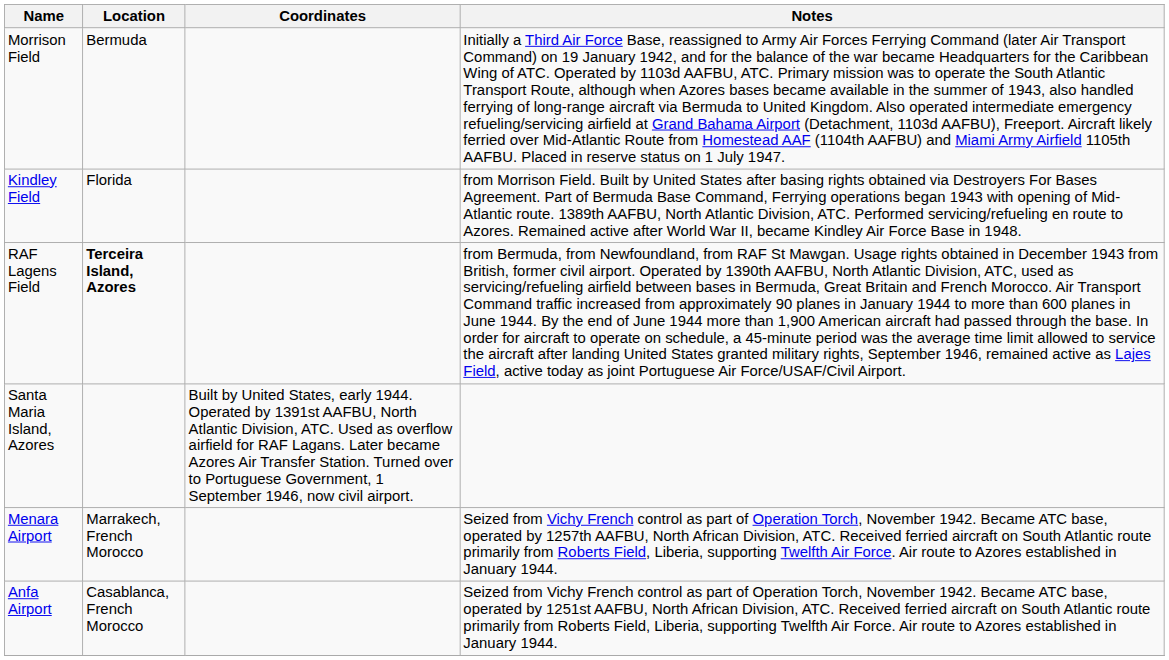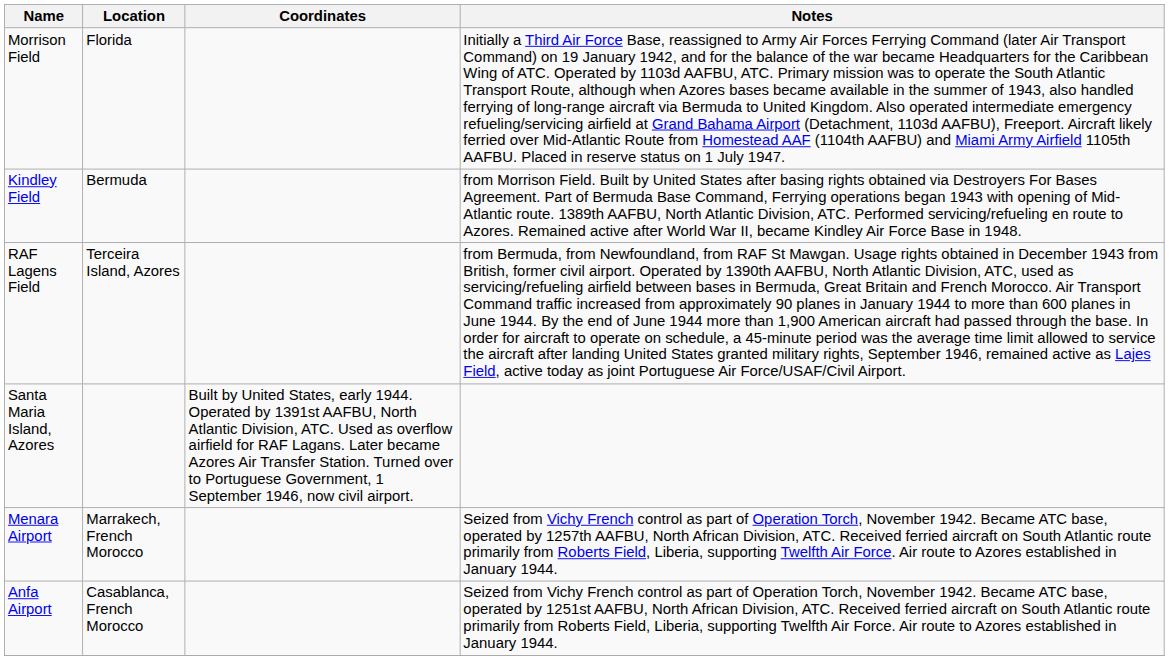(116, 39) Bermuda -> (109, 39) Florida
(109, 180) Florida -> (116, 180) Bermuda
(115, 271) bold -> (133, 262) normal
